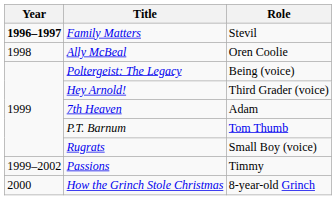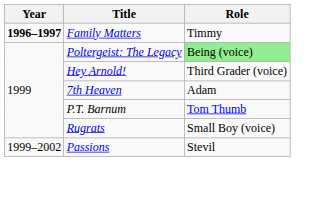(243, 33) Stevil -> (205, 33) Timmy
- row: (96, 52)
(262, 71) no background -> (220, 52) lightgreen background
(246, 166) Timmy -> (201, 147) Stevil
- row: (145, 185)
